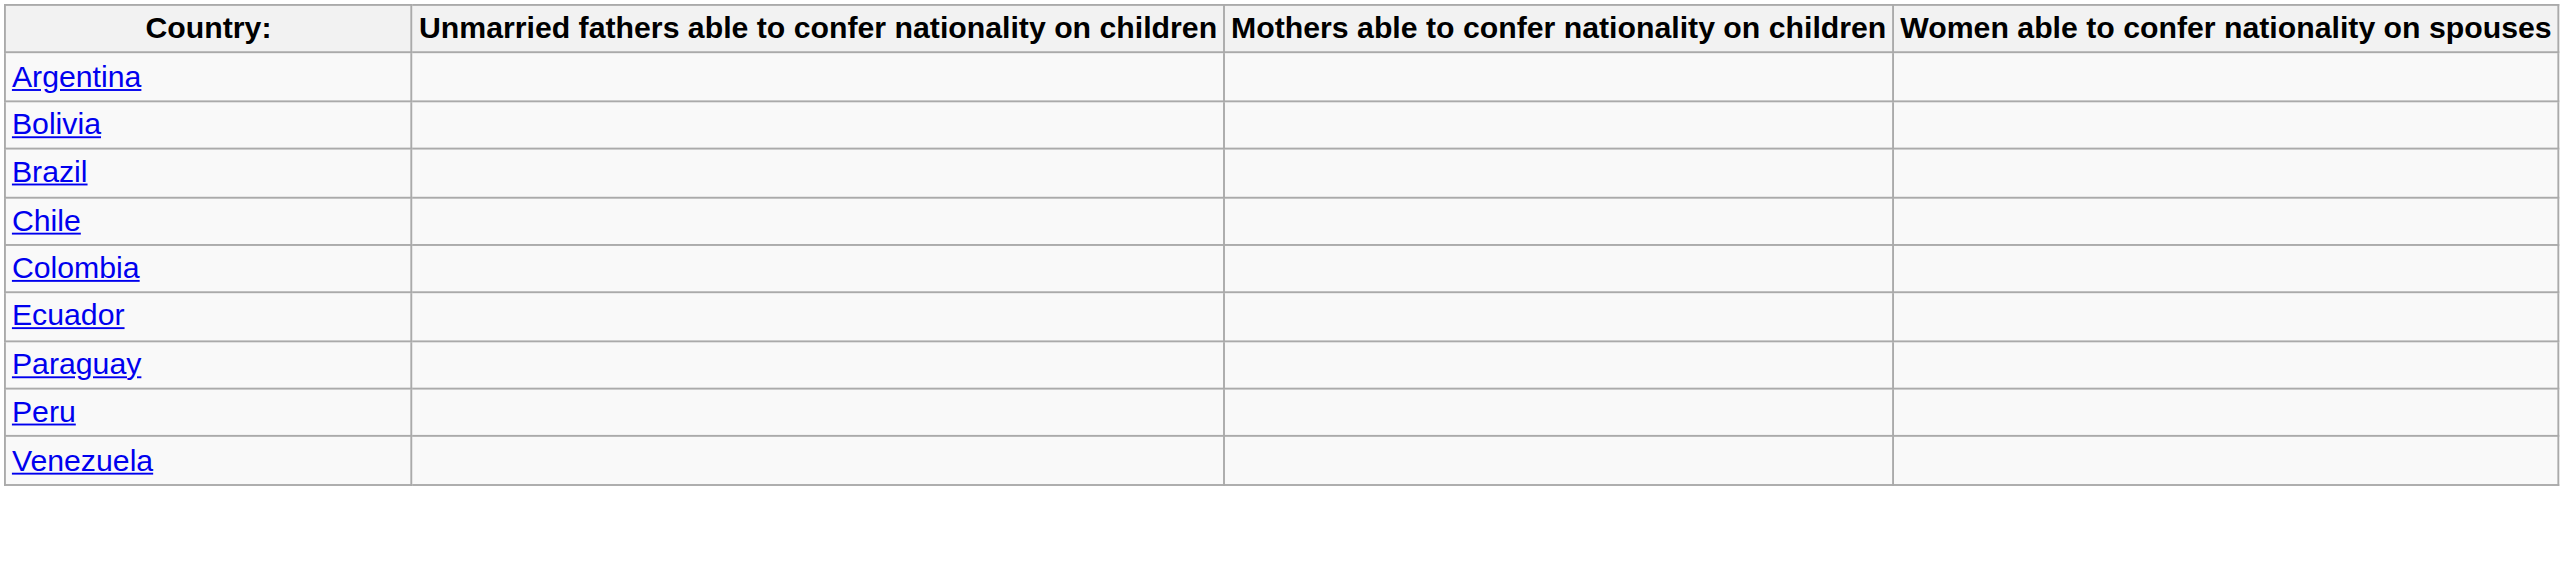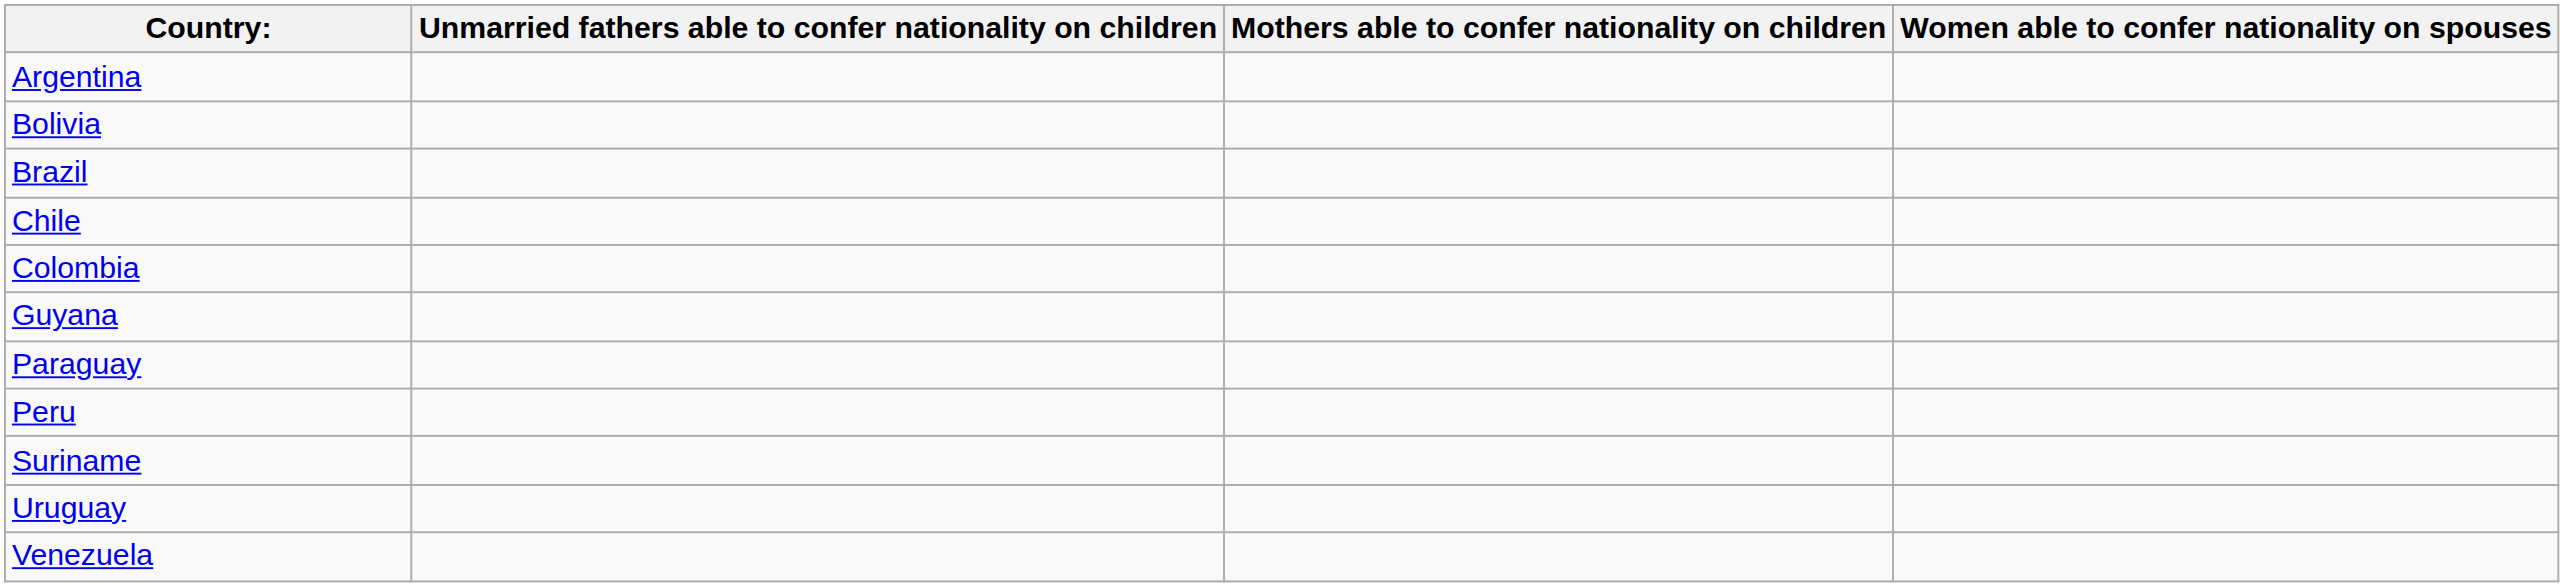- row: (68, 316)
+ row: (65, 316)
+ row: (77, 460)
+ row: (69, 508)
